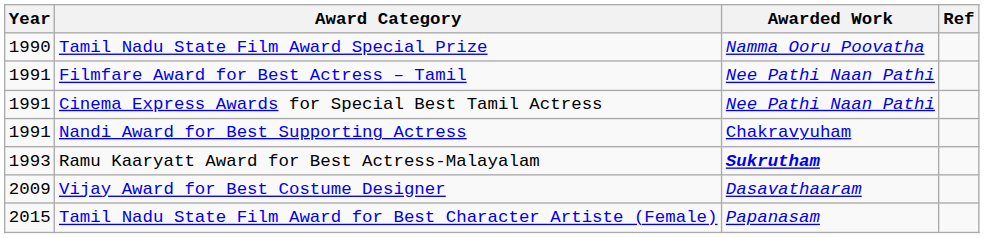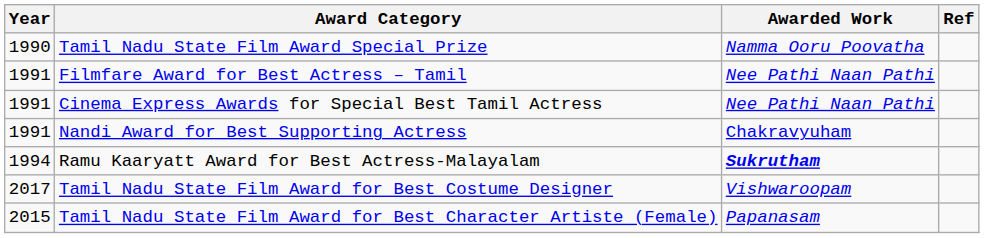(30, 161) 1993 -> (30, 161) 1994
- row: (252, 189)
+ row: (336, 189)
